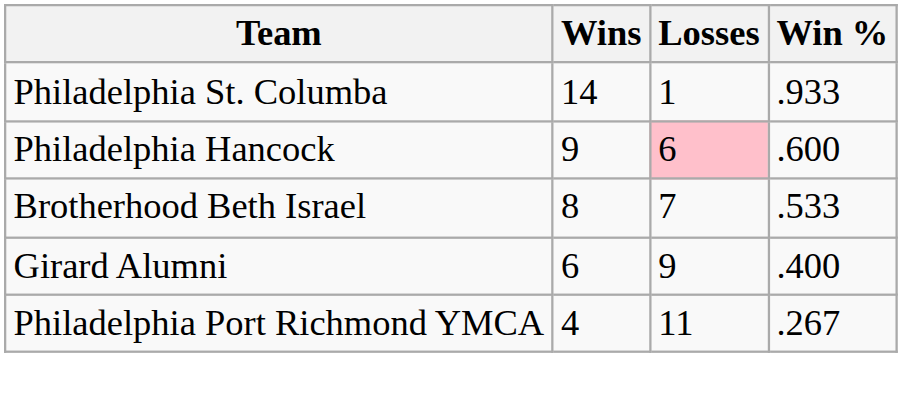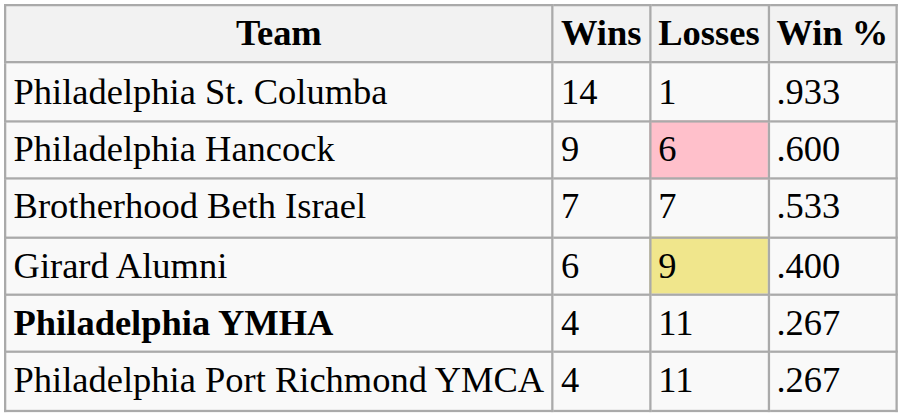(570, 206) 8 -> (570, 206) 7
(667, 264) no background -> (667, 264) khaki background
+ row: (174, 322)
